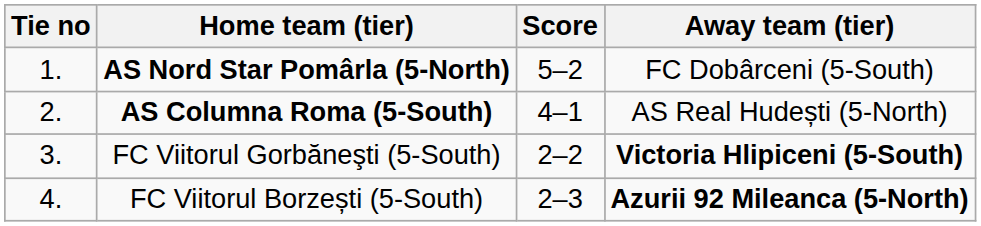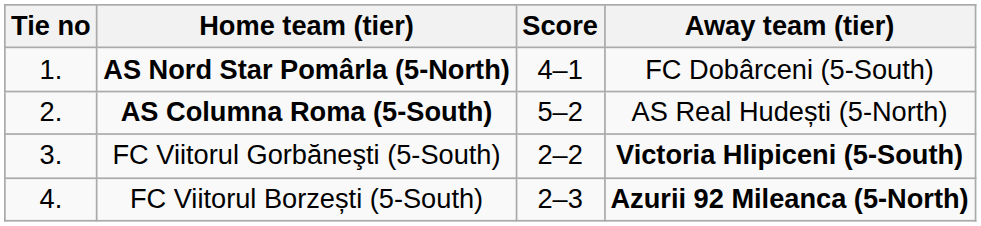(560, 69) 5–2 -> (560, 69) 4–1
(560, 112) 4–1 -> (560, 112) 5–2
